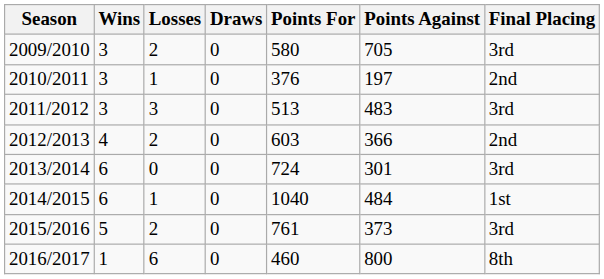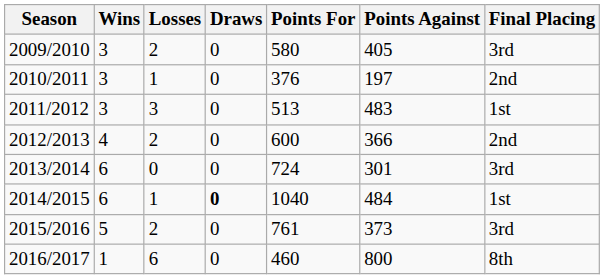(378, 49) 705 -> (378, 49) 405
(501, 109) 3rd -> (500, 109) 1st
(285, 139) 603 -> (285, 139) 600
(215, 199) normal -> (215, 199) bold
